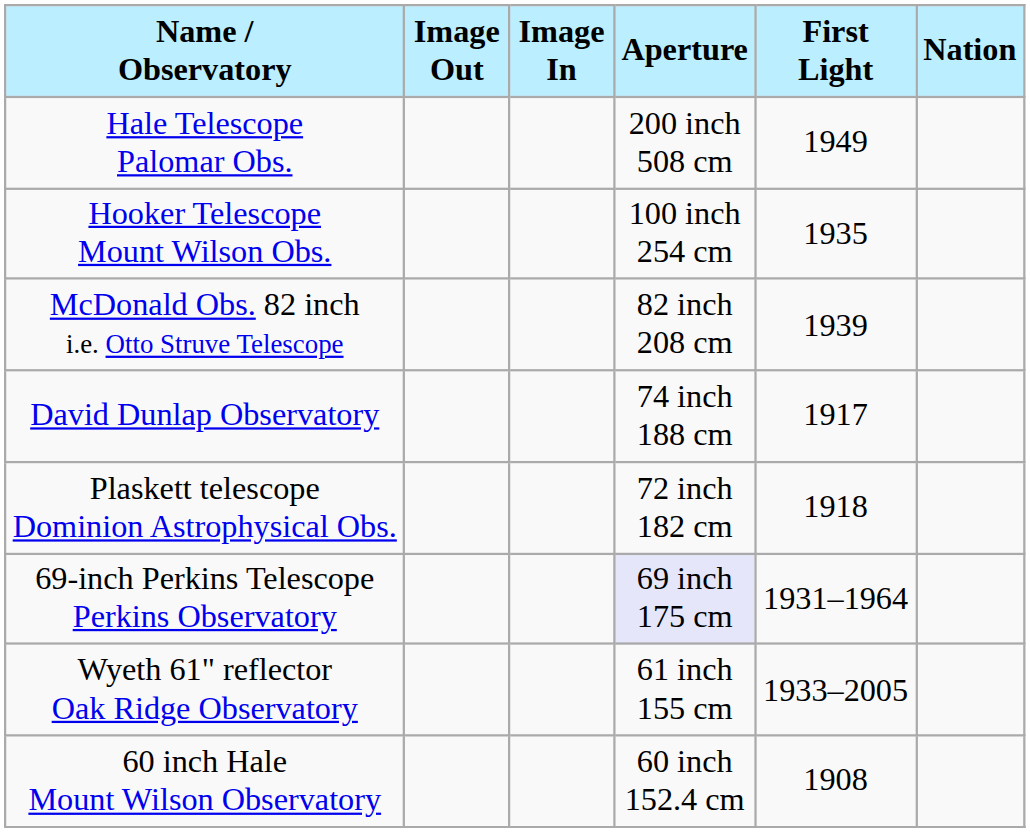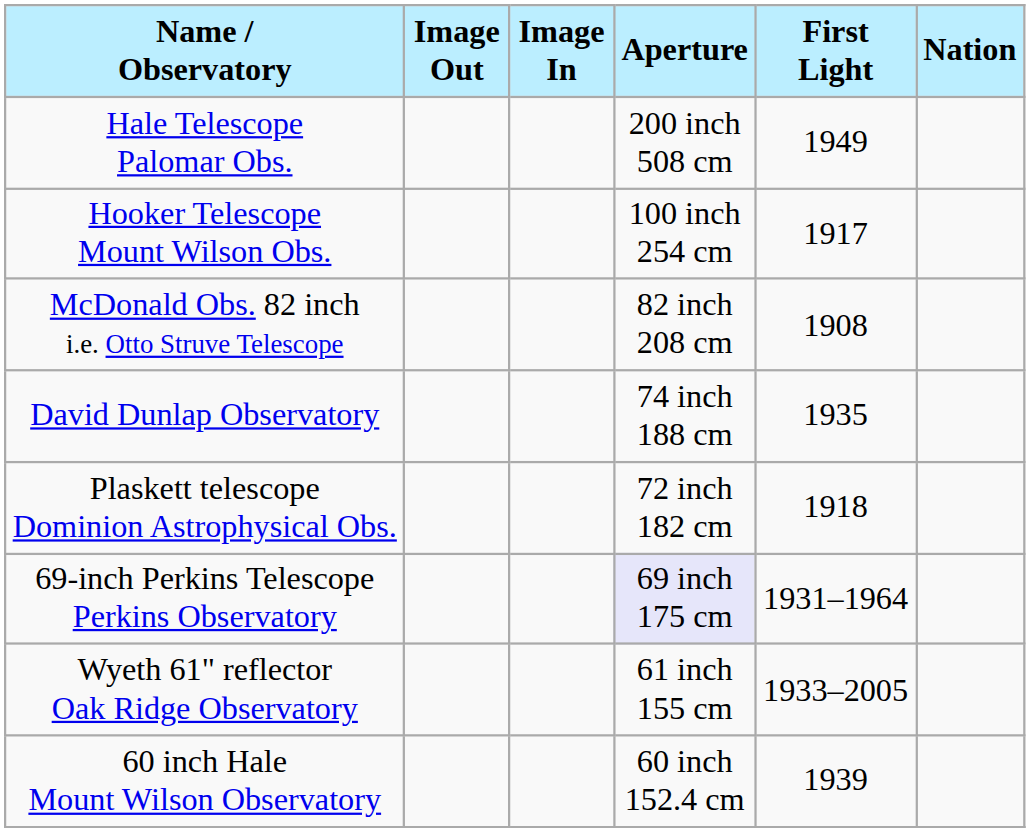(836, 233) 1935 -> (836, 233) 1917
(836, 324) 1939 -> (836, 324) 1908
(836, 415) 1917 -> (836, 415) 1935
(836, 780) 1908 -> (836, 780) 1939
